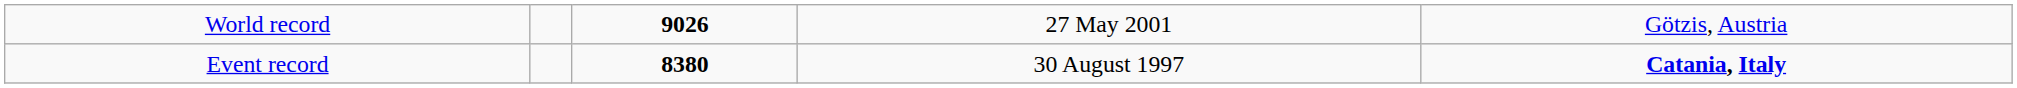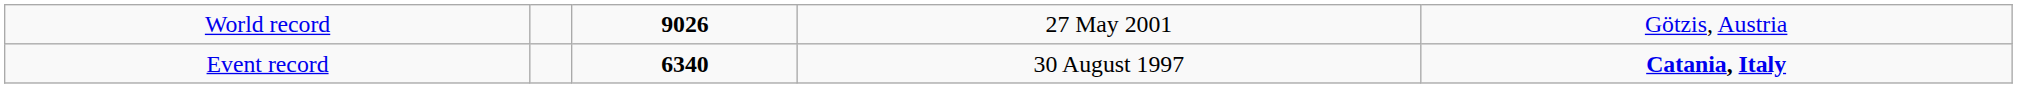(685, 62) 8380 -> (685, 62) 6340
